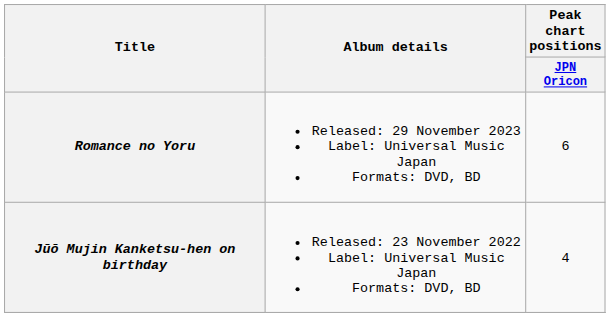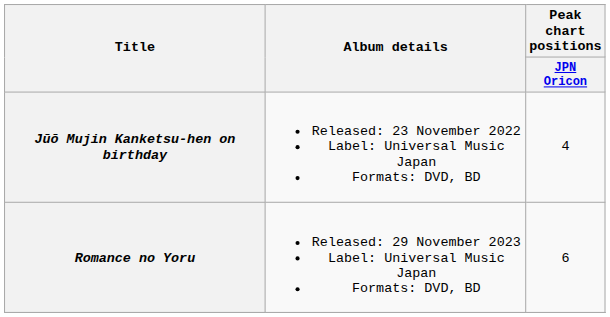rows swapped: (135, 258) <-> (135, 147)
